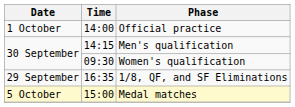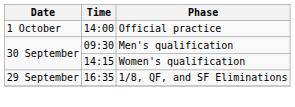(99, 45) 14:15 -> (99, 45) 09:30
(99, 61) 09:30 -> (99, 61) 14:15
- row: (158, 94)
